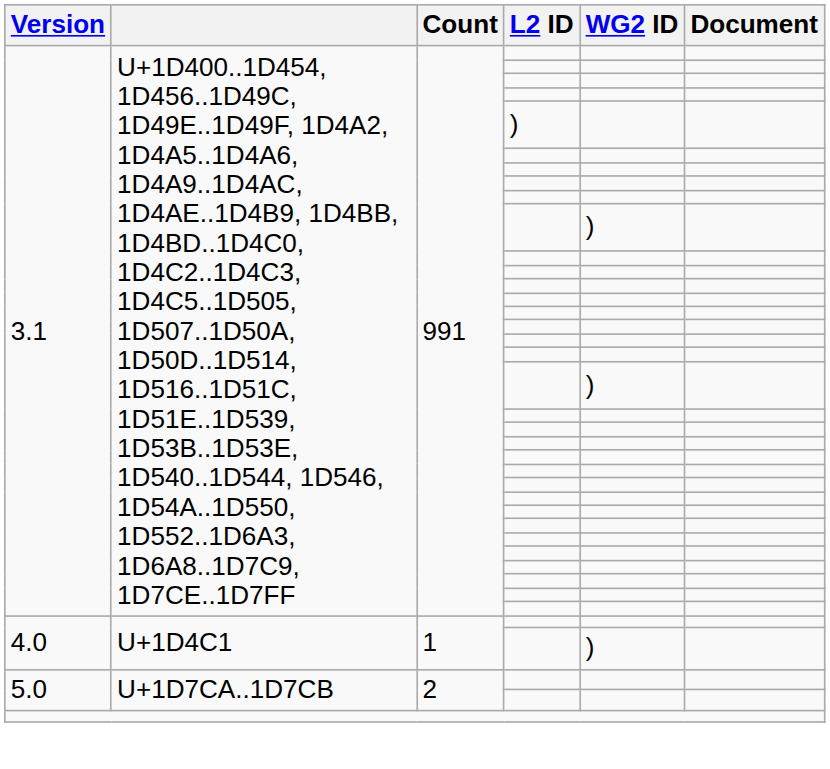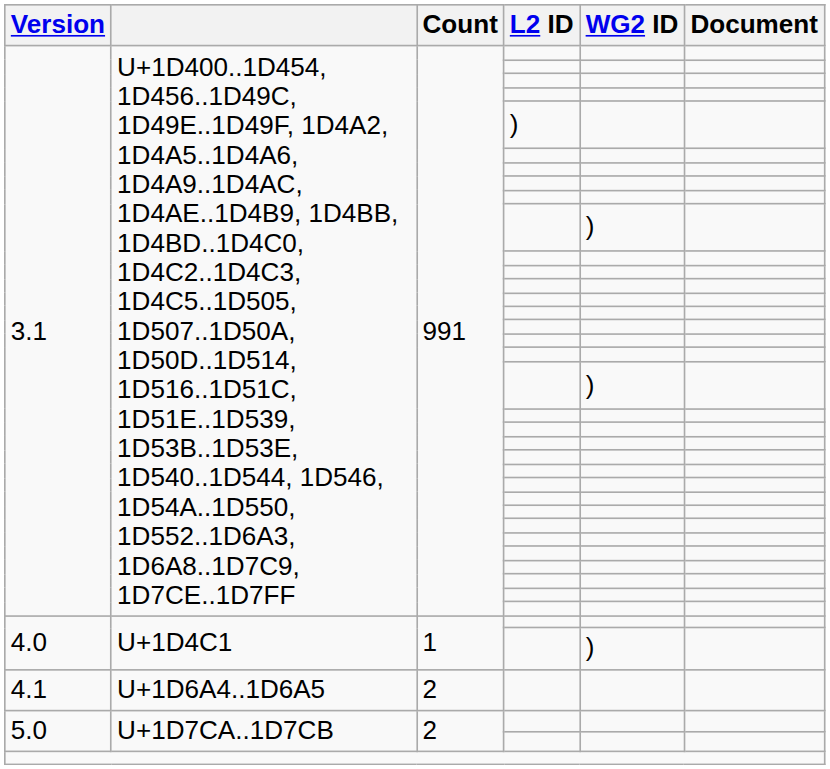+ row: (29, 689)
